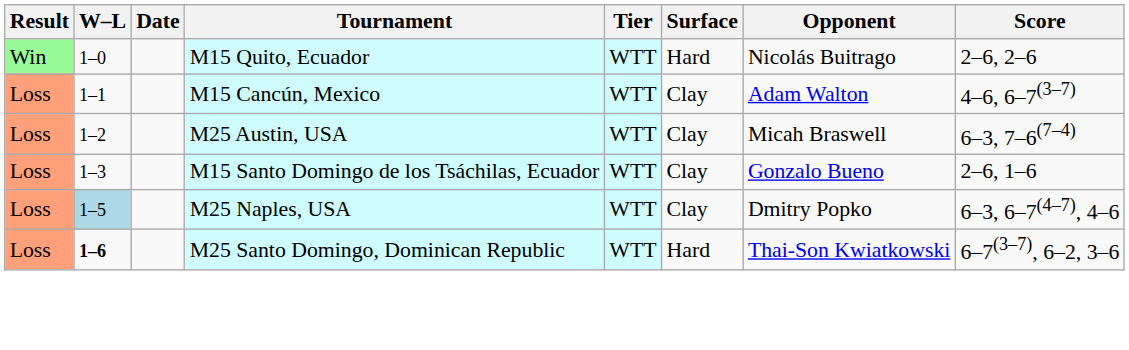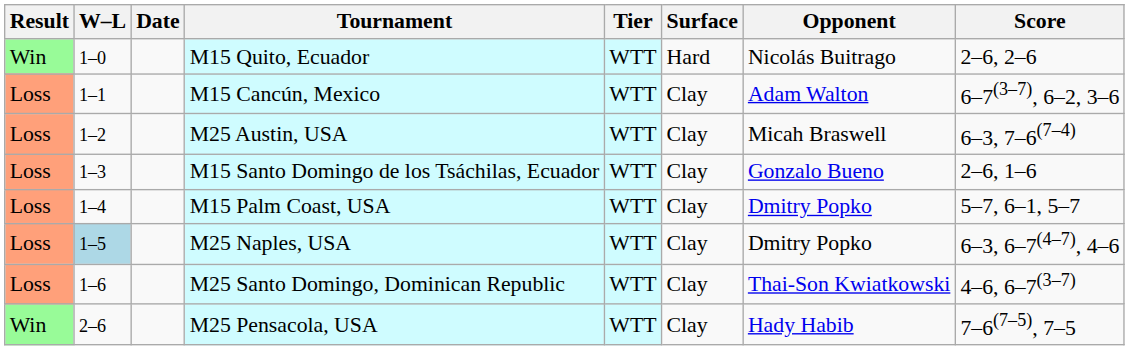(1018, 93) 4–6, 6–7(3–7) -> (1040, 93) 6–7(3–7), 6–2, 3–6
+ row: (290, 206)
(93, 249) bold -> (93, 285) normal
(688, 249) Hard -> (687, 283) Clay
(1040, 249) 6–7(3–7), 6–2, 3–6 -> (1018, 283) 4–6, 6–7(3–7)
+ row: (284, 324)
